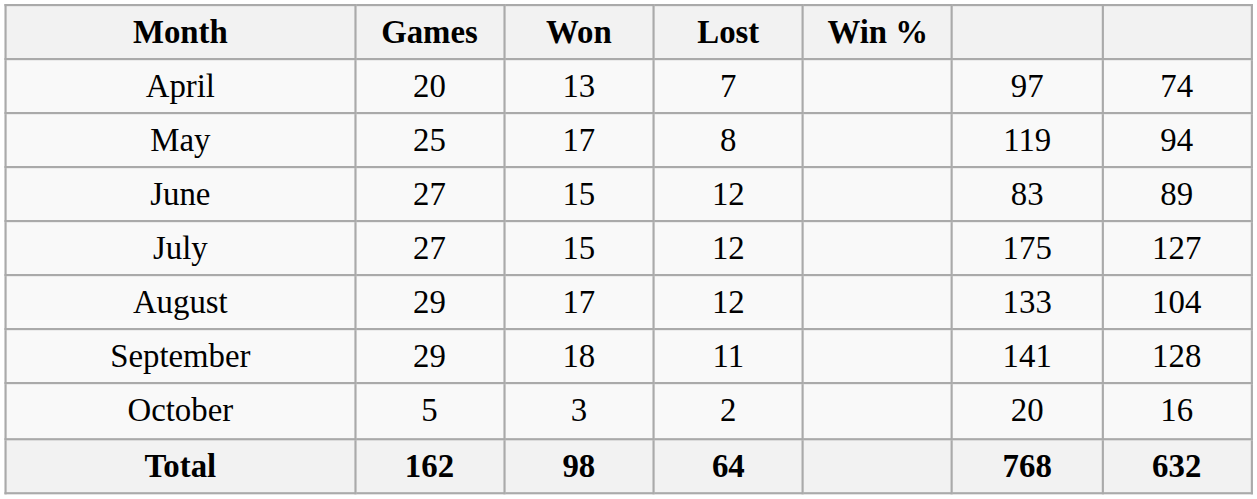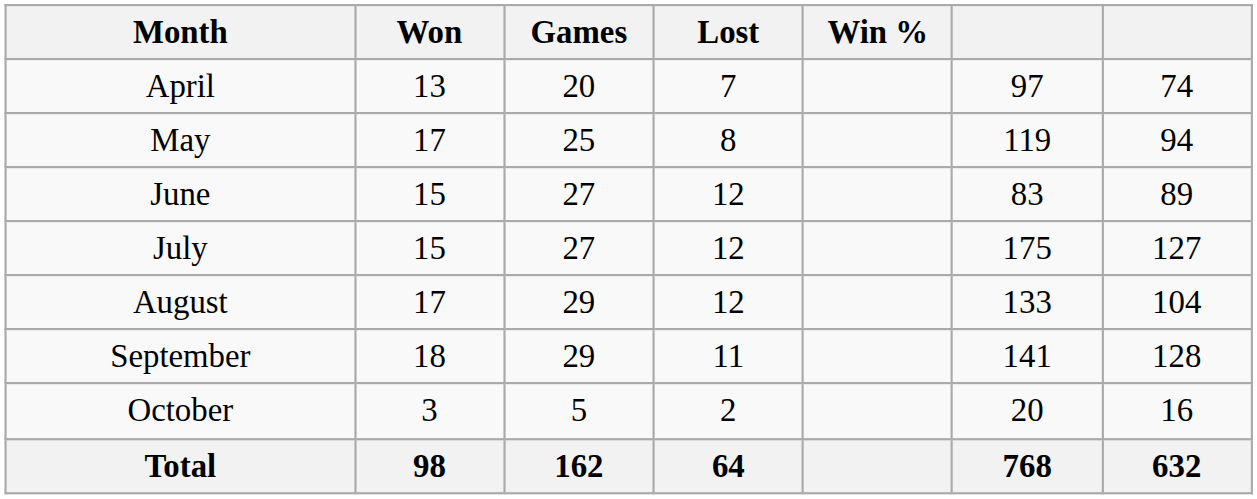columns swapped: (429, 31) <-> (579, 31)
